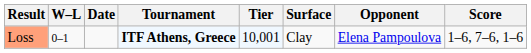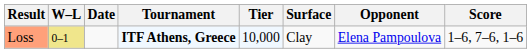(60, 38) no background -> (60, 38) khaki background
(261, 37) 10,001 -> (261, 37) 10,000
